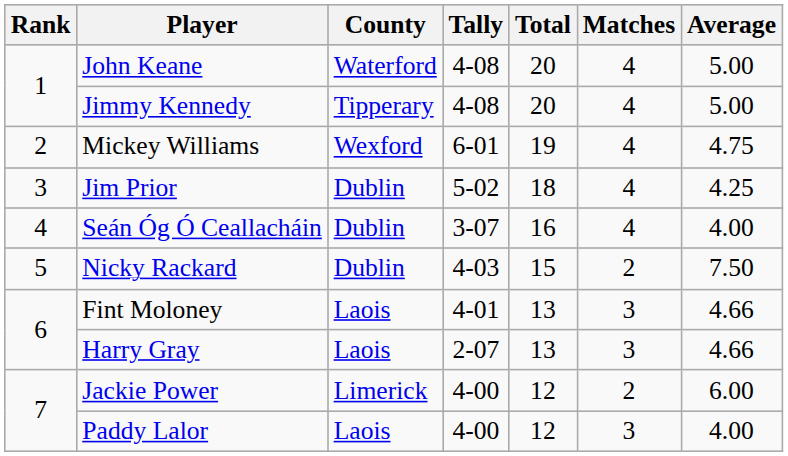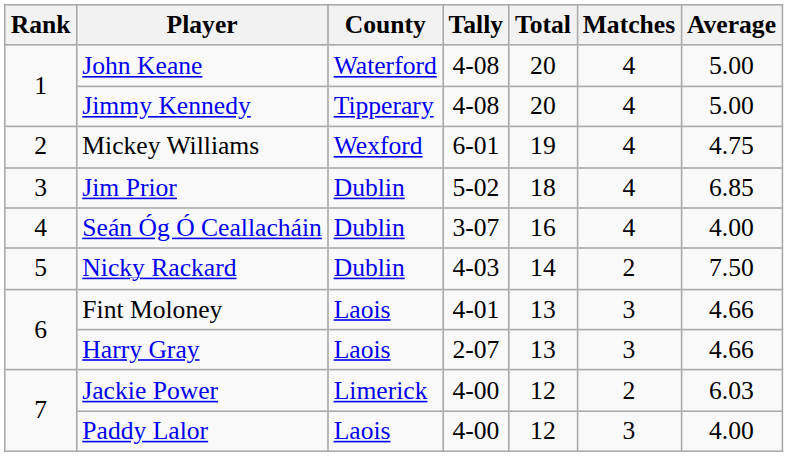(731, 187) 4.25 -> (731, 187) 6.85
(543, 268) 15 -> (543, 268) 14
(731, 390) 6.00 -> (731, 390) 6.03
